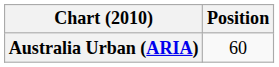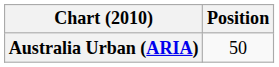(238, 47) 60 -> (238, 47) 50
